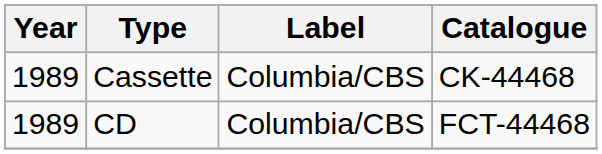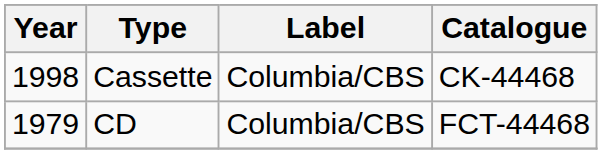(46, 76) 1989 -> (46, 76) 1998
(46, 124) 1989 -> (46, 124) 1979
